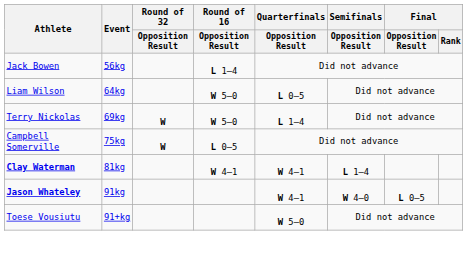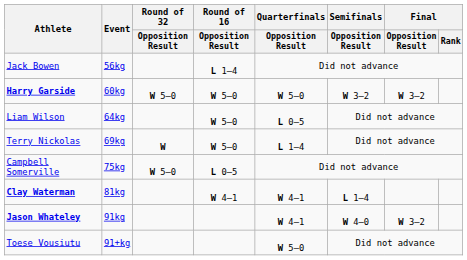+ row: (41, 91)
(163, 146) W -> (163, 172) W 5–0
(412, 197) L 0–5 -> (412, 222) W 3–2
